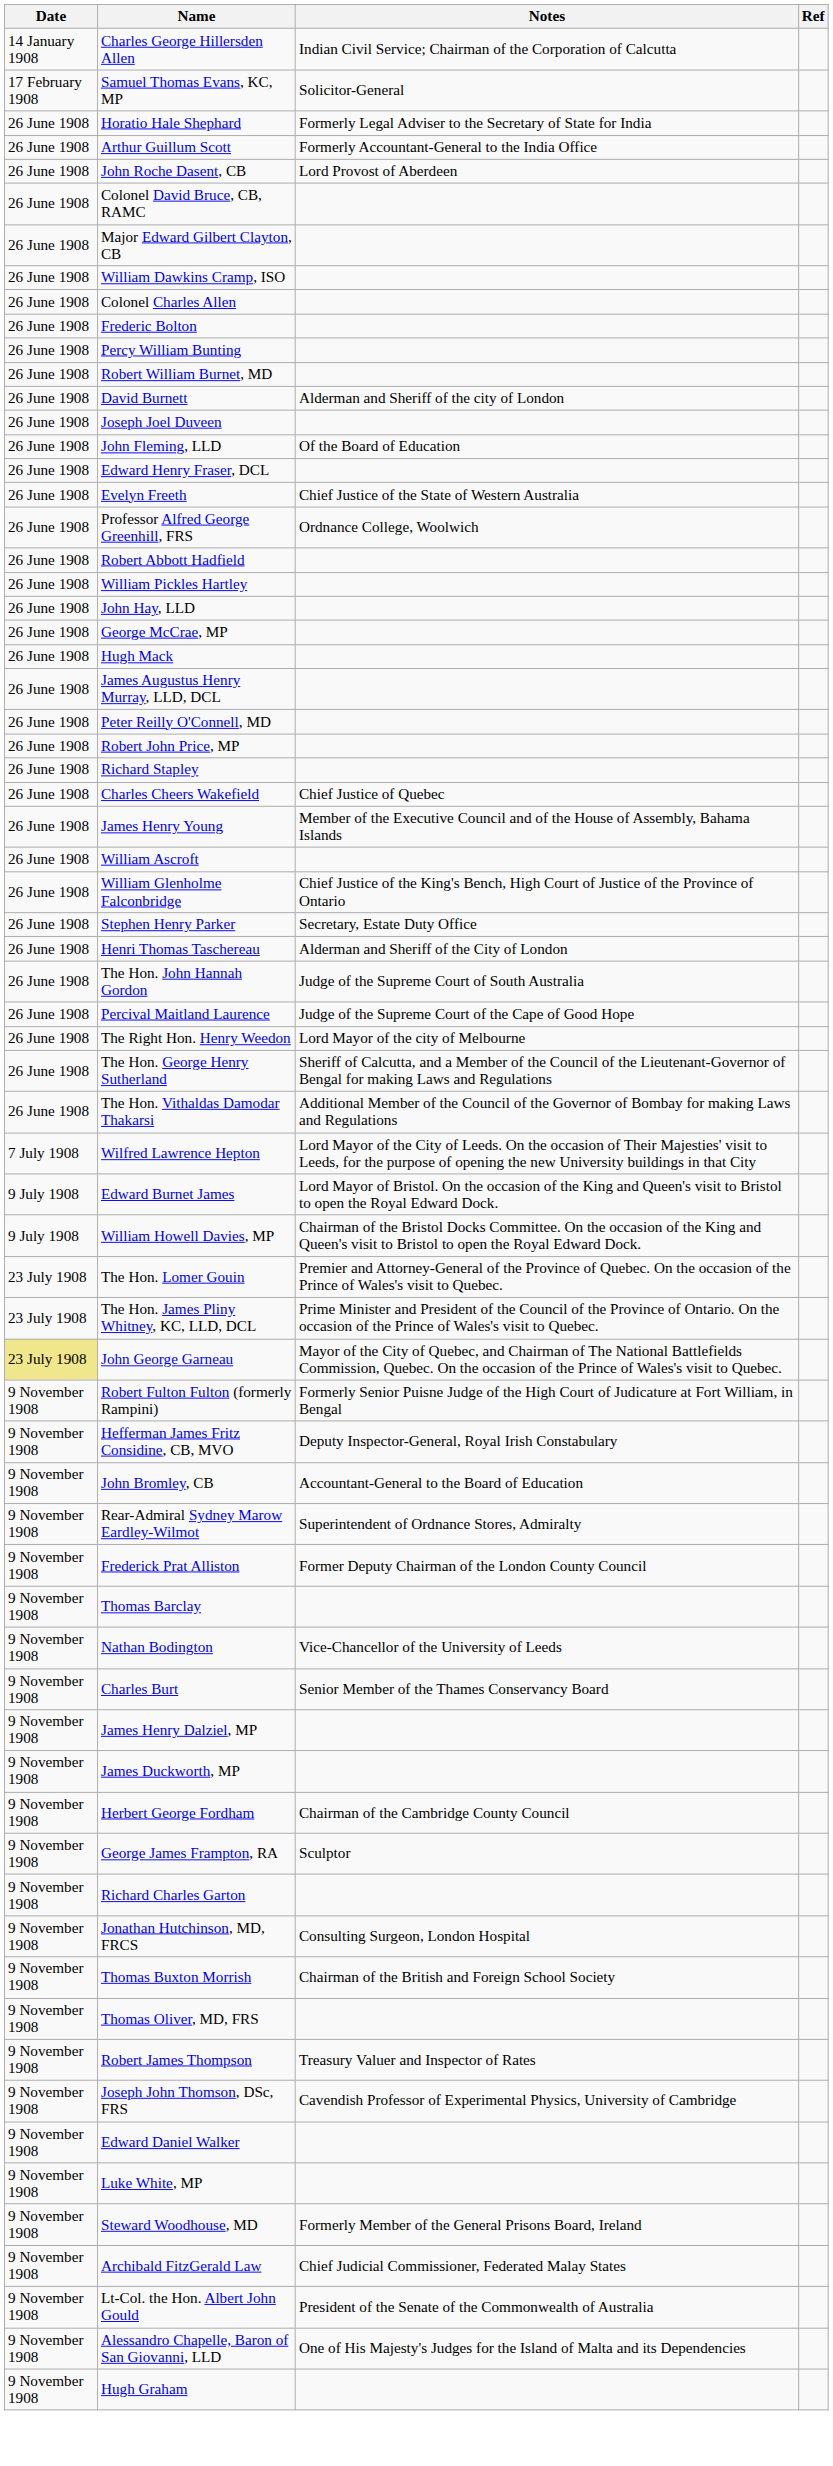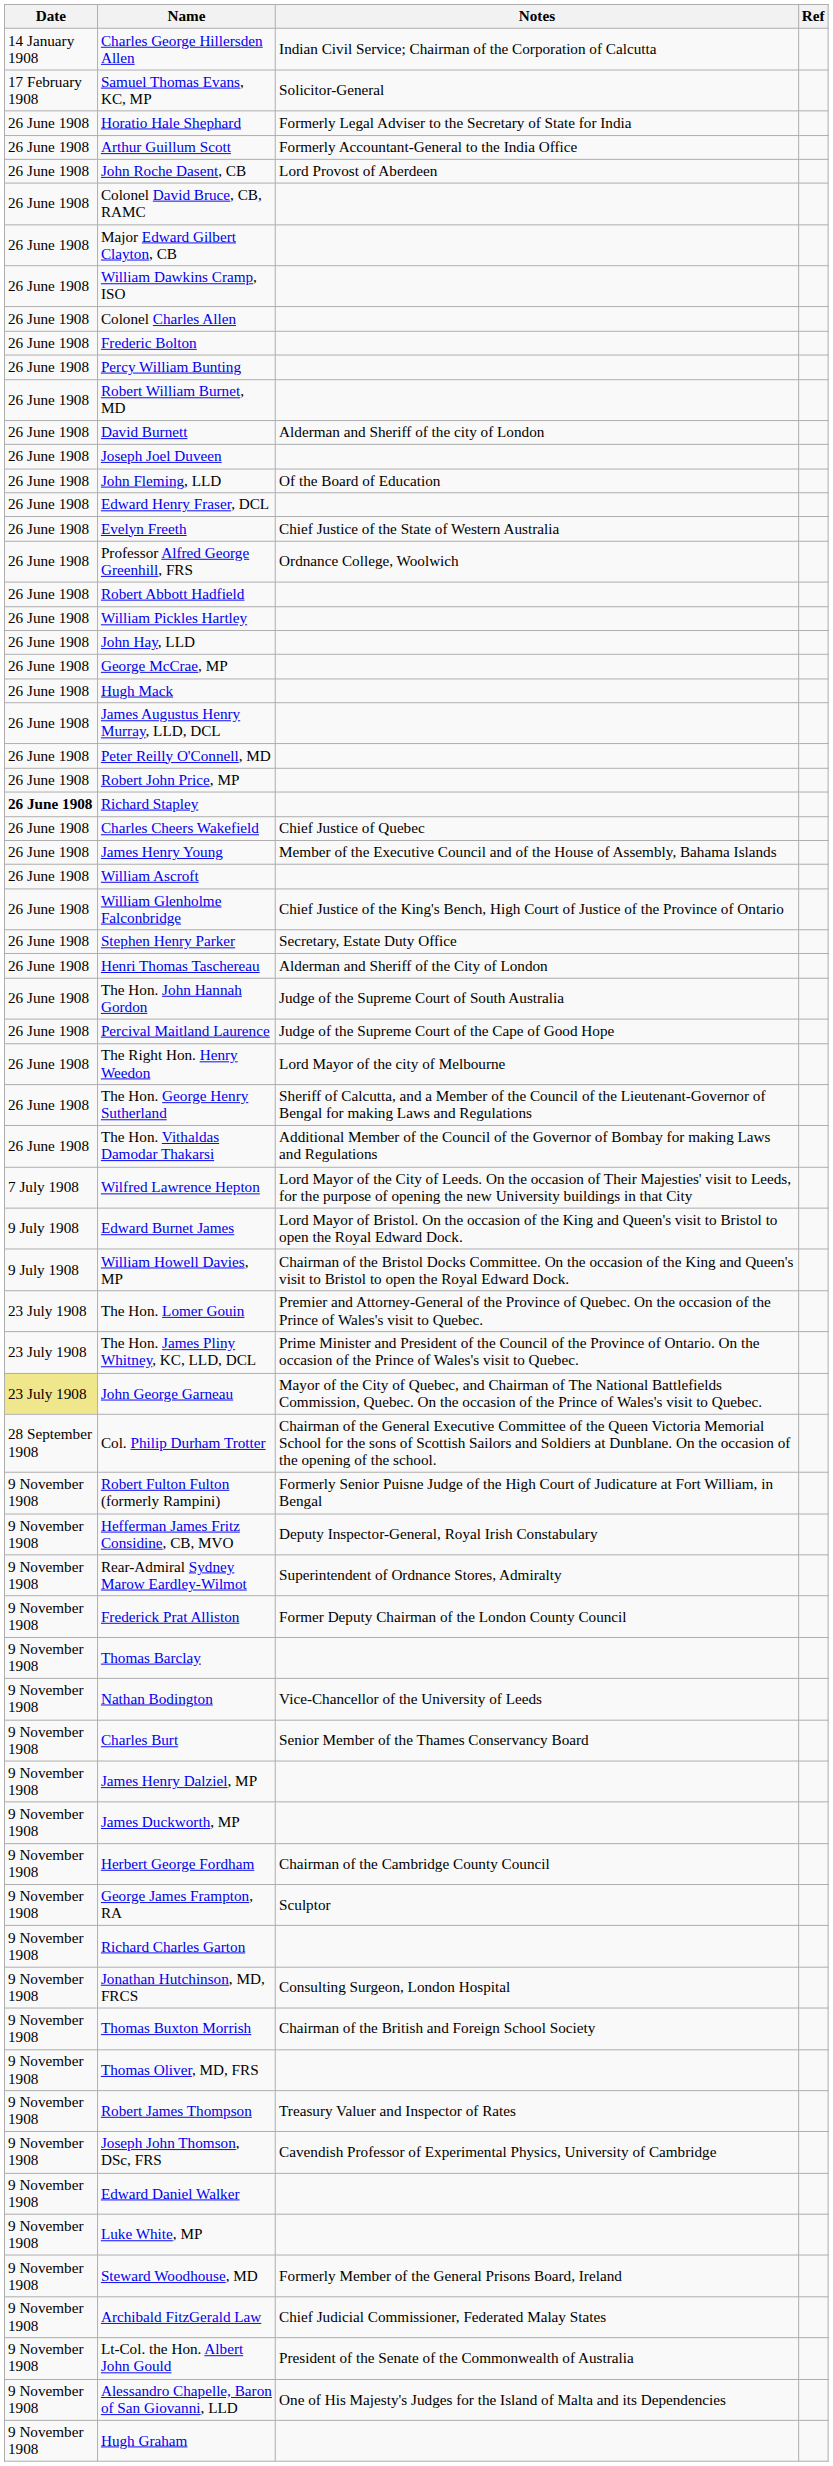(49, 770) normal -> (50, 804) bold
+ row: (183, 1443)
- row: (157, 1482)
